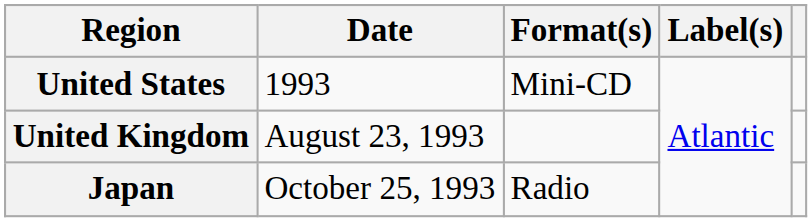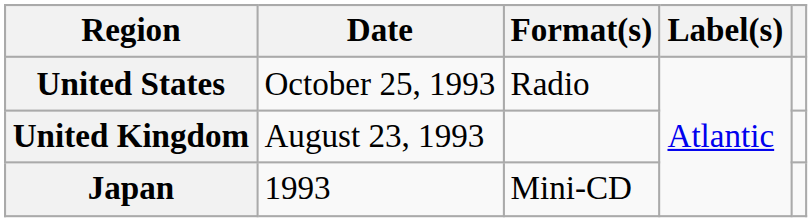(298, 83) 1993 -> (380, 83) October 25, 1993
(571, 83) Mini-CD -> (550, 83) Radio
(380, 188) October 25, 1993 -> (298, 188) 1993
(550, 188) Radio -> (571, 188) Mini-CD
